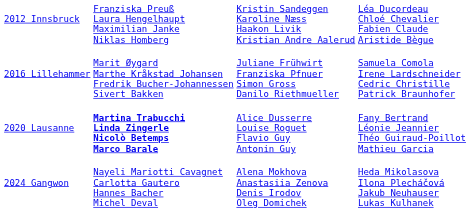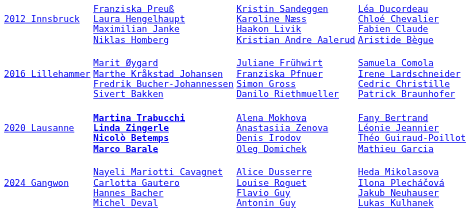(274, 133) Alice Dusserre Louise Roguet Flavio Guy Antonin Guy -> (282, 133) Alena Mokhova Anastasiia Zenova Denis Irodov Oleg Domichek
(282, 188) Alena Mokhova Anastasiia Zenova Denis Irodov Oleg Domichek -> (274, 188) Alice Dusserre Louise Roguet Flavio Guy Antonin Guy
